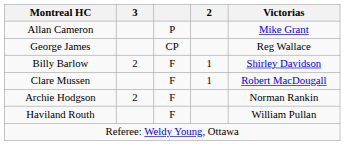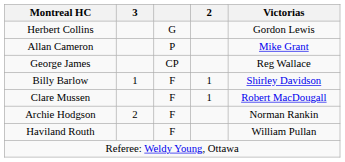+ row: (60, 30)
(135, 64) 2 -> (135, 81) 1
